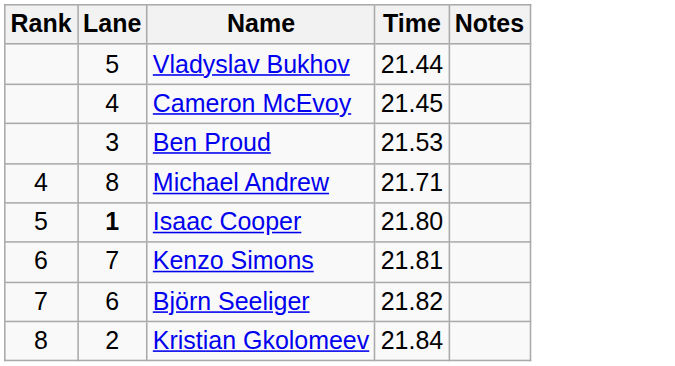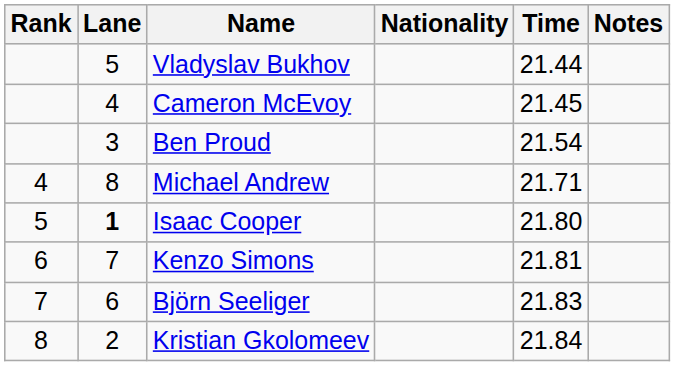+ column: (445, 24)
(412, 143) 21.53 -> (551, 143) 21.54
(412, 301) 21.82 -> (551, 301) 21.83
